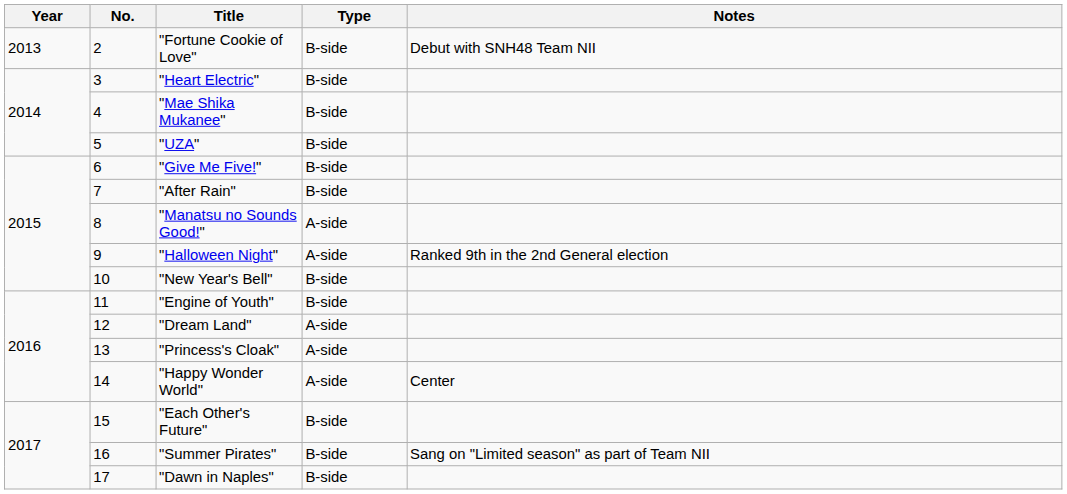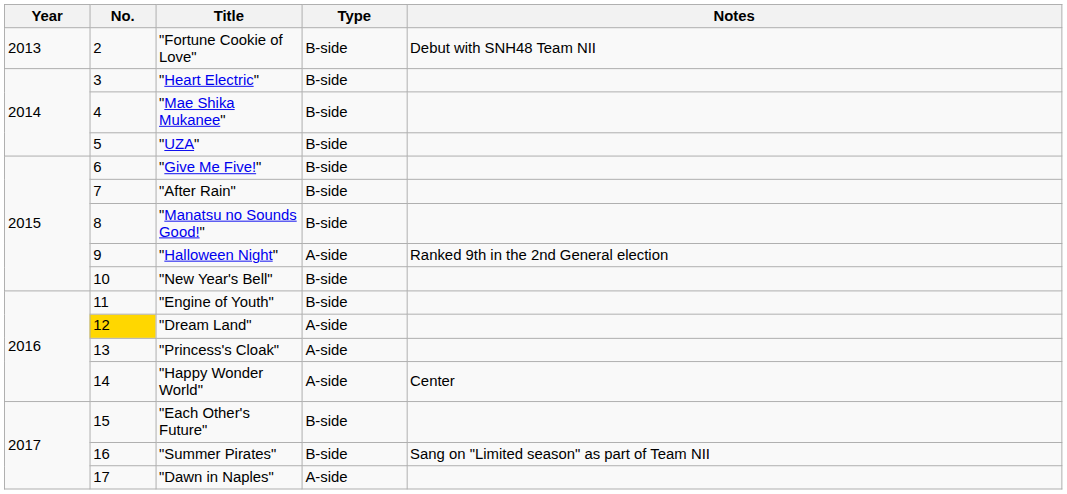(326, 223) A-side -> (326, 223) B-side
(101, 326) no background -> (101, 326) gold background
(326, 477) B-side -> (326, 477) A-side
